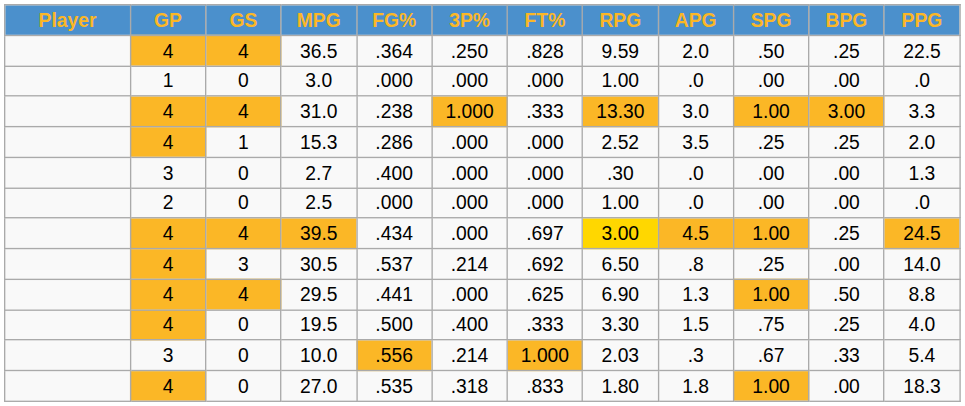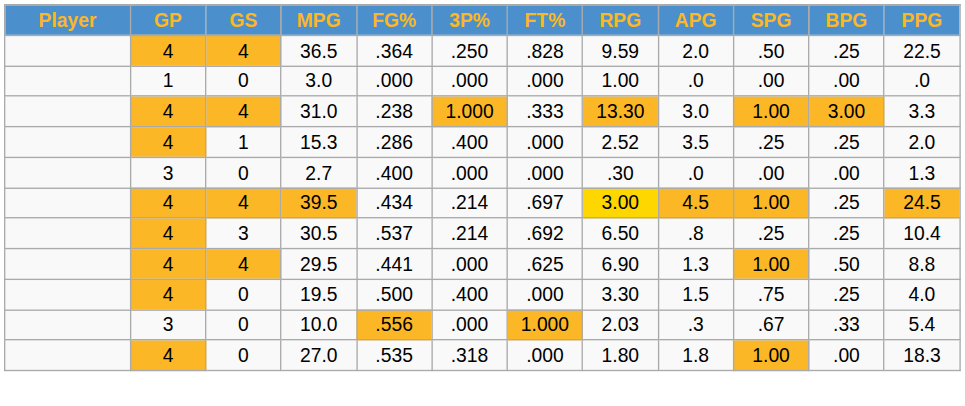(470, 142) .000 -> (470, 142) .400
- row: (319, 203)
(470, 234) .000 -> (470, 203) .214
(846, 264) .00 -> (846, 234) .25
(922, 264) 14.0 -> (922, 234) 10.4
(545, 325) .333 -> (545, 295) .000
(470, 356) .214 -> (470, 325) .000
(545, 386) .833 -> (545, 356) .000
